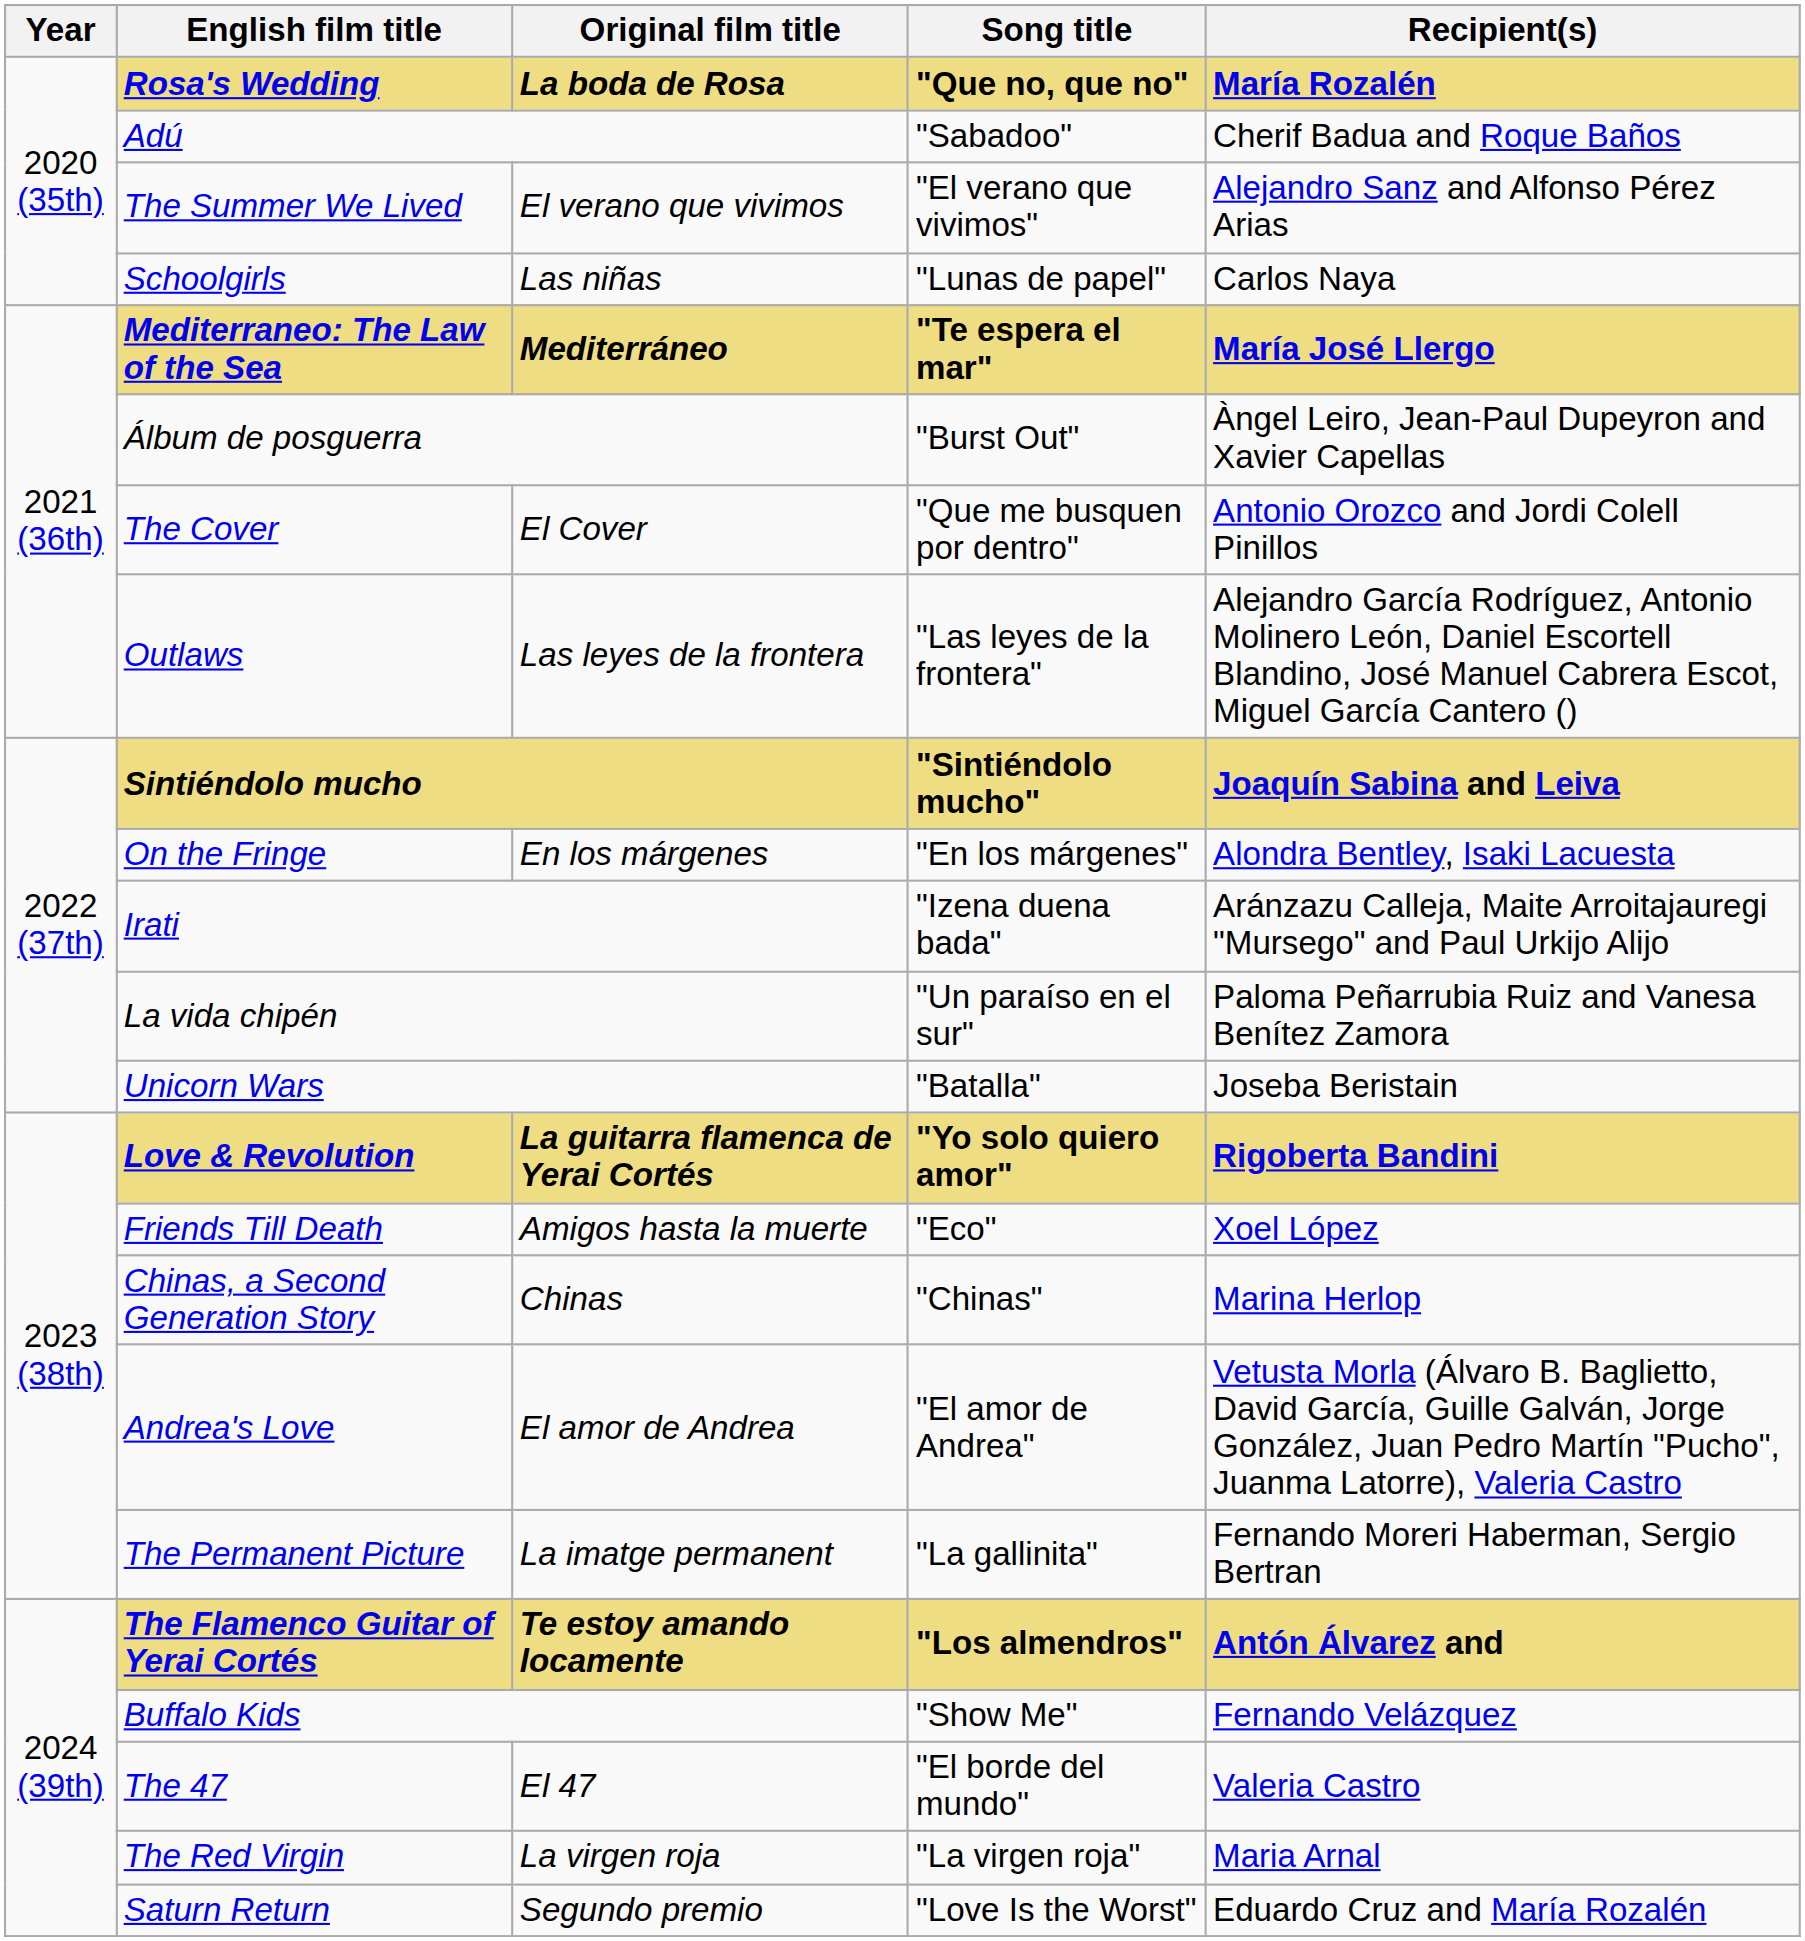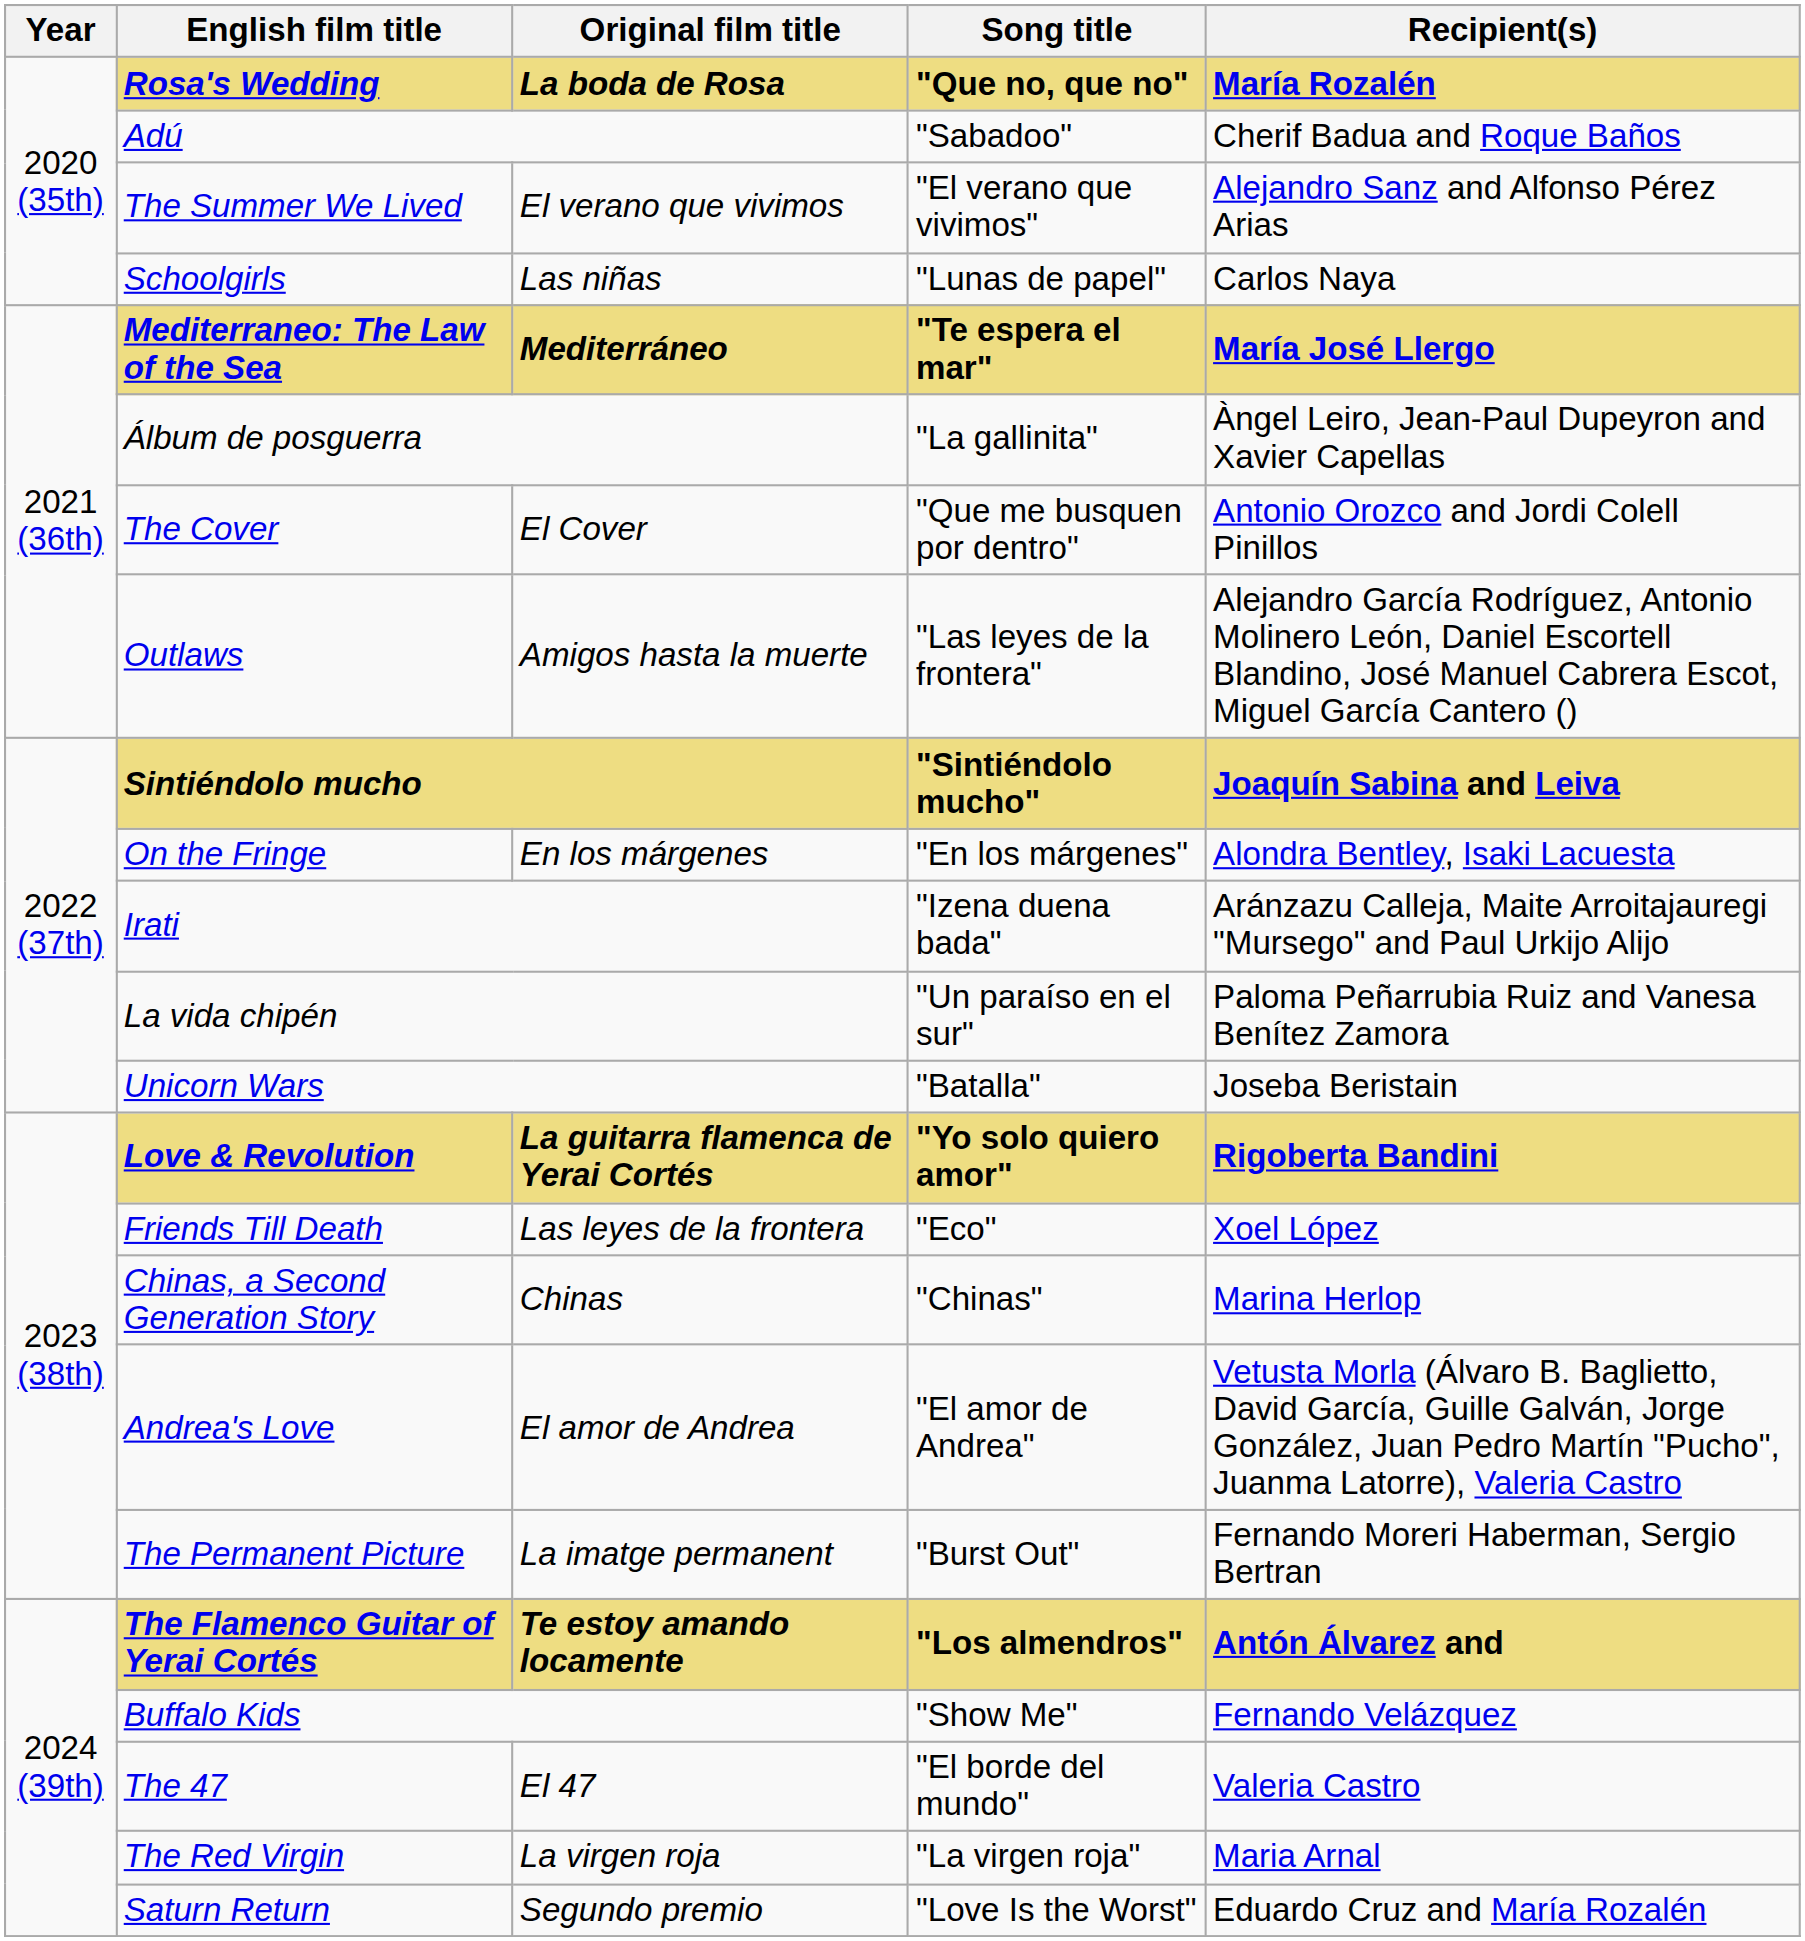(998, 439) "Burst Out" -> (1007, 439) "La gallinita"
(692, 655) Las leyes de la frontera -> (694, 655) Amigos hasta la muerte
(694, 1228) Amigos hasta la muerte -> (692, 1228) Las leyes de la frontera
(1007, 1553) "La gallinita" -> (998, 1553) "Burst Out"
